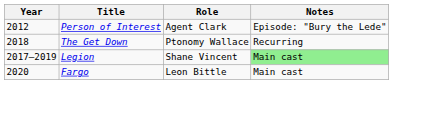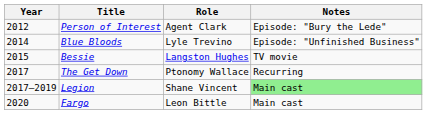+ row: (92, 42)
+ row: (78, 57)
(18, 42) 2018 -> (18, 72) 2017
